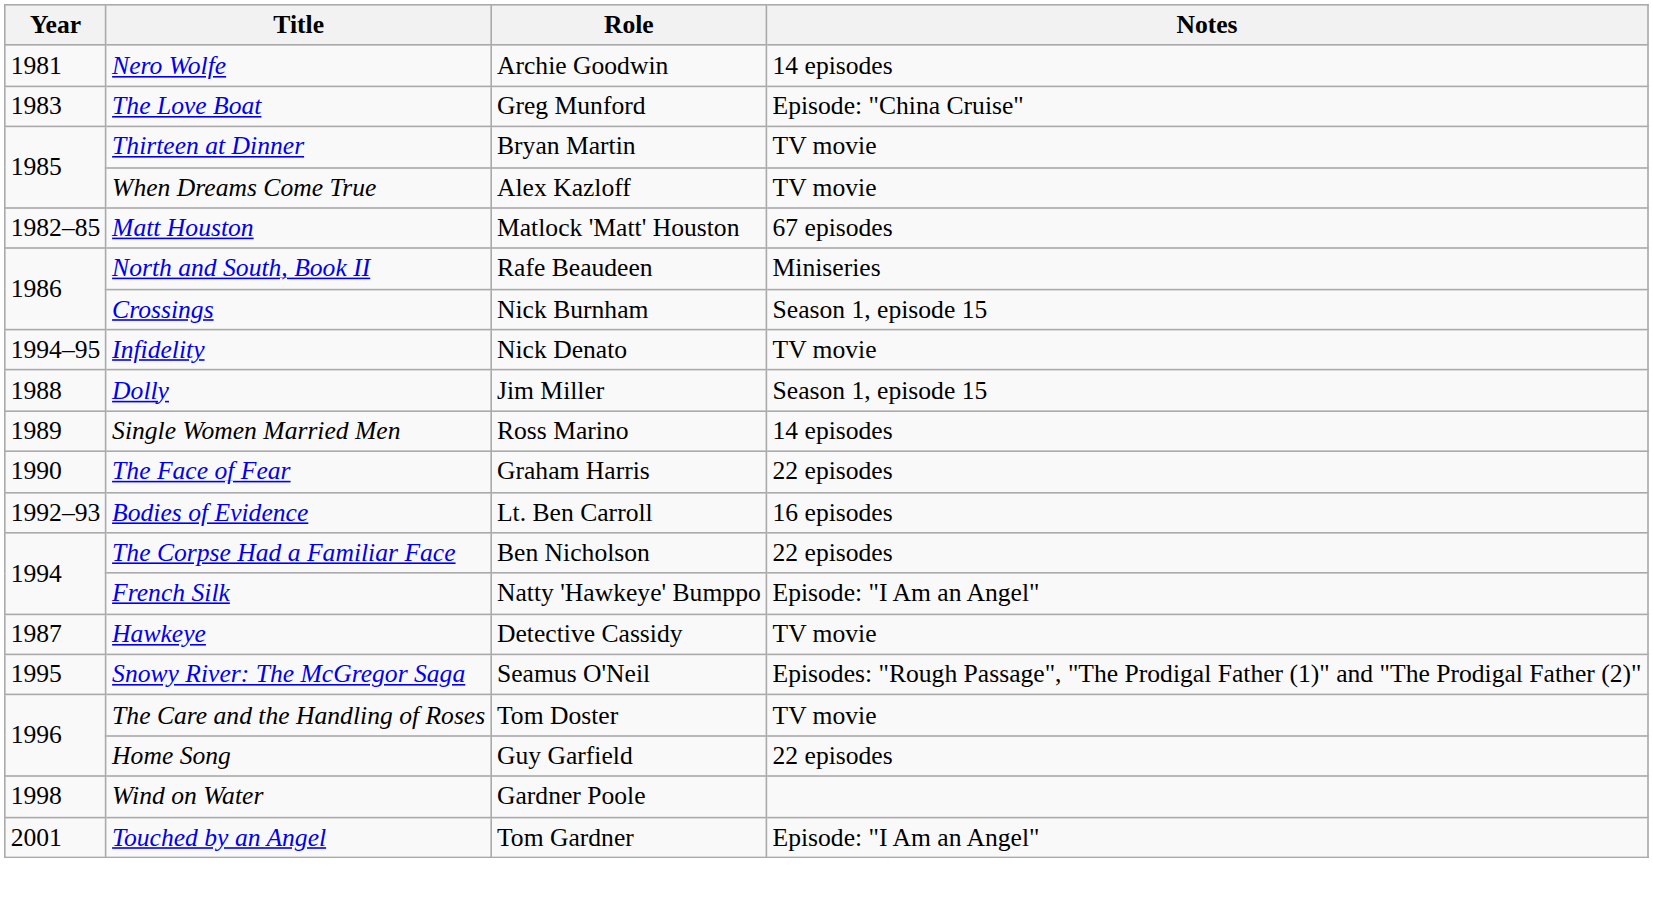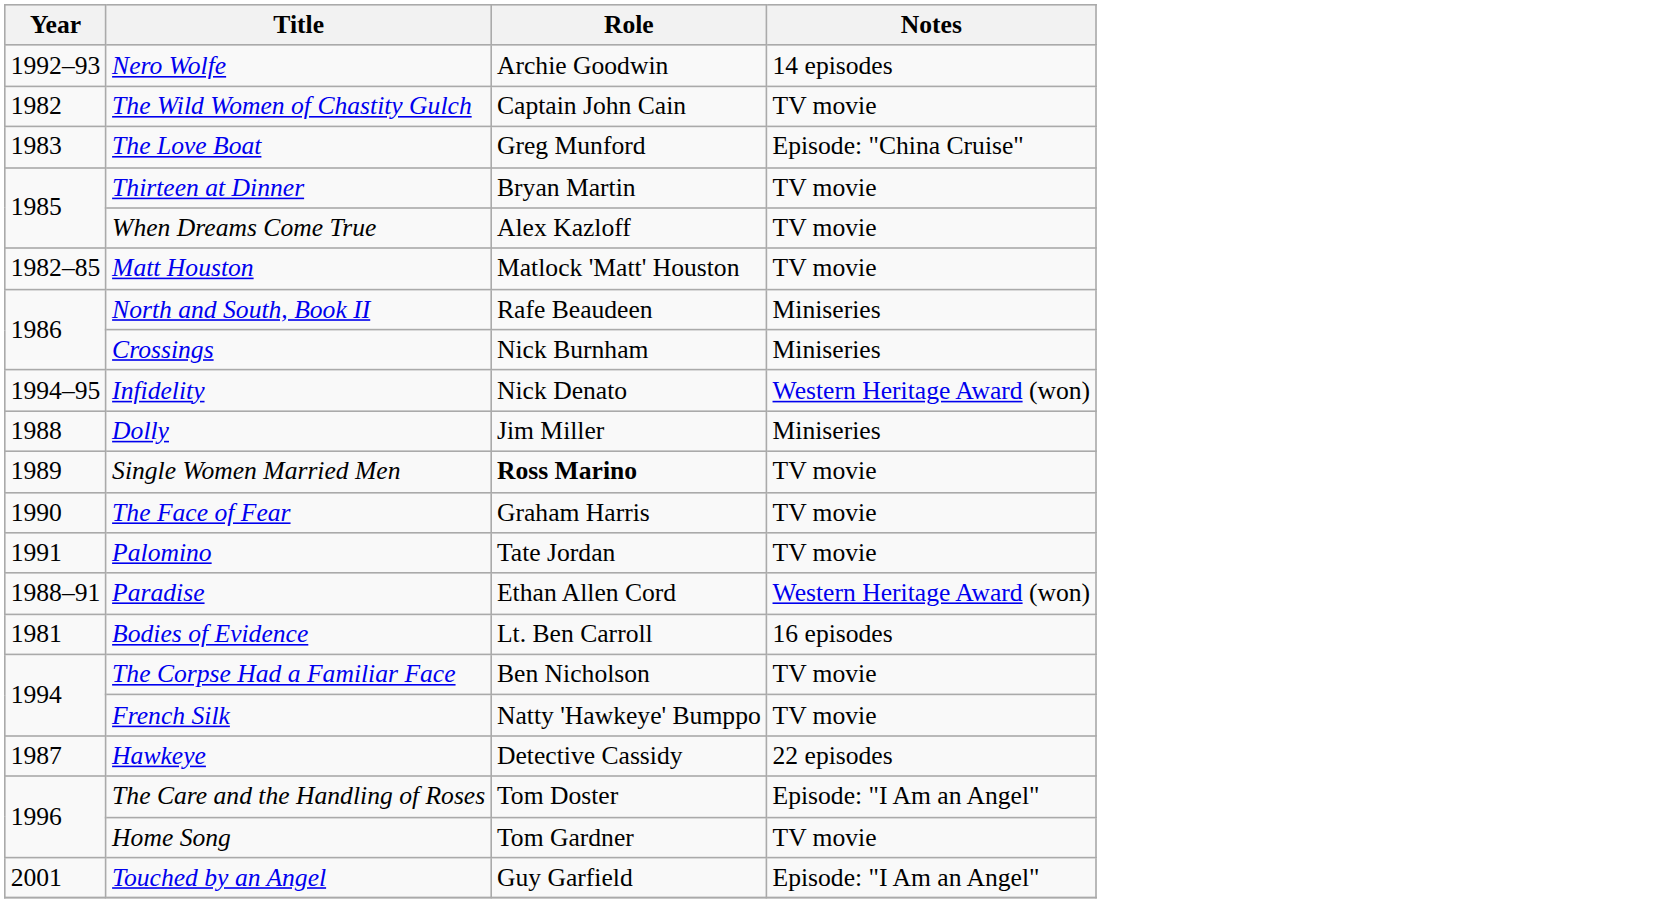(36, 65) 1981 -> (56, 65) 1992–93
+ row: (292, 106)
(833, 227) 67 episodes -> (825, 268) TV movie
(880, 308) Season 1, episode 15 -> (827, 349) Miniseries
(825, 349) TV movie -> (931, 390) Western Heritage Award (won)
(880, 390) Season 1, episode 15 -> (827, 430) Miniseries
(563, 430) normal -> (567, 471) bold
(833, 430) 14 episodes -> (825, 471) TV movie
(833, 471) 22 episodes -> (825, 512) TV movie
+ row: (162, 552)
+ row: (158, 593)
(56, 512) 1992–93 -> (36, 633) 1981
(833, 552) 22 episodes -> (825, 674) TV movie
(906, 593) Episode: "I Am an Angel" -> (825, 715) TV movie
(825, 633) TV movie -> (833, 755) 22 episodes
- row: (289, 674)
(825, 715) TV movie -> (906, 796) Episode: "I Am an Angel"
(565, 755) Guy Garfield -> (565, 836) Tom Gardner
(833, 755) 22 episodes -> (825, 836) TV movie
- row: (188, 796)
(565, 836) Tom Gardner -> (565, 877) Guy Garfield
